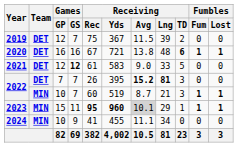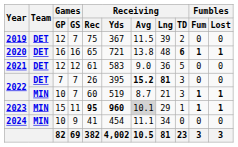(92, 53) 67 -> (92, 53) 65
(75, 66) bold -> (75, 66) normal
(165, 66) 33 -> (165, 66) 36
(117, 121) 455 -> (117, 121) 454
